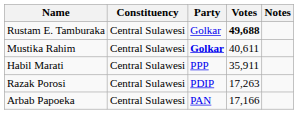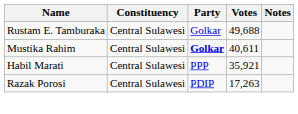(244, 30) bold -> (244, 30) normal
(244, 65) 35,911 -> (244, 65) 35,921
- row: (41, 100)
